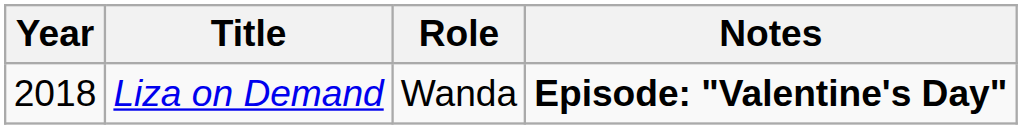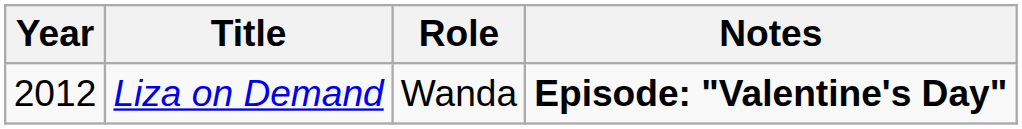(55, 92) 2018 -> (55, 92) 2012
